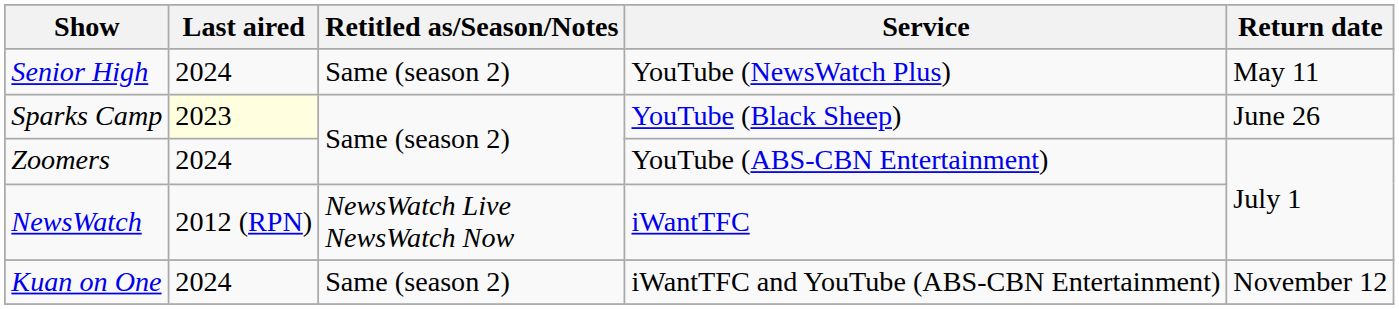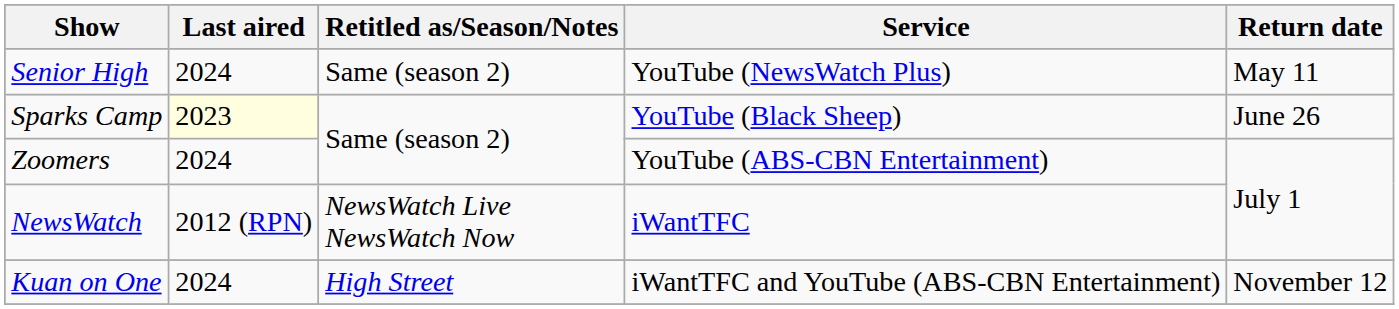(417, 281) Same (season 2) -> (389, 281) High Street
